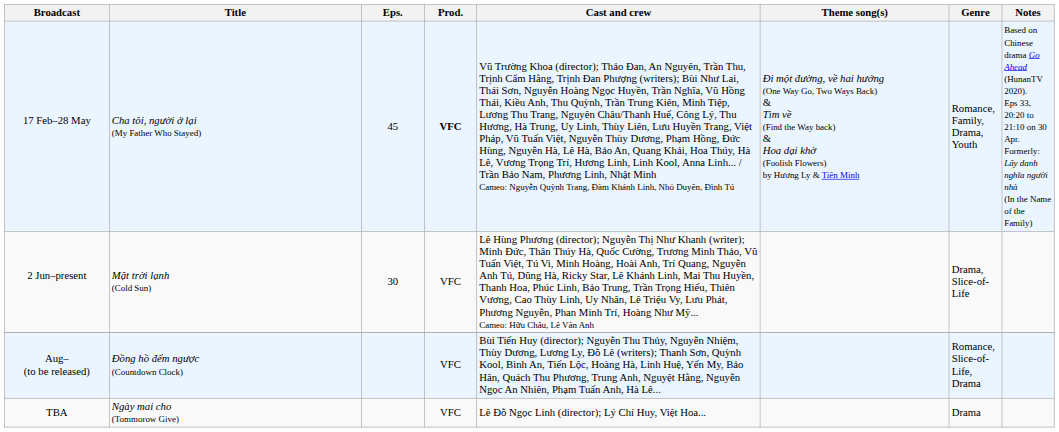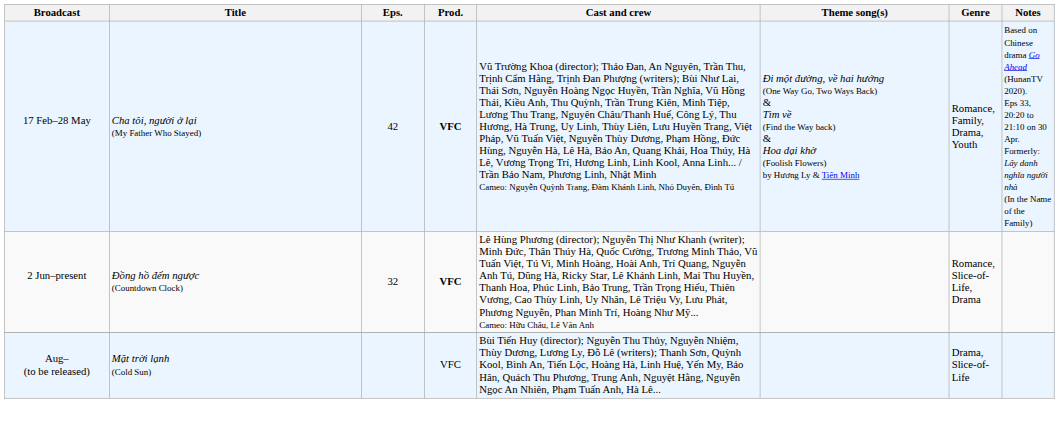(393, 126) 45 -> (393, 126) 42
(141, 282) Mặt trời lạnh (Cold Sun) -> (156, 282) Đồng hồ đếm ngược (Countdown Clock)
(393, 282) 30 -> (393, 282) 32
(451, 282) normal -> (451, 282) bold
(970, 282) Drama, Slice-of-Life -> (973, 282) Romance, Slice-of-Life, Drama
(156, 365) Đồng hồ đếm ngược (Countdown Clock) -> (141, 365) Mặt trời lạnh (Cold Sun)
(973, 365) Romance, Slice-of-Life, Drama -> (970, 365) Drama, Slice-of-Life
- row: (57, 412)
